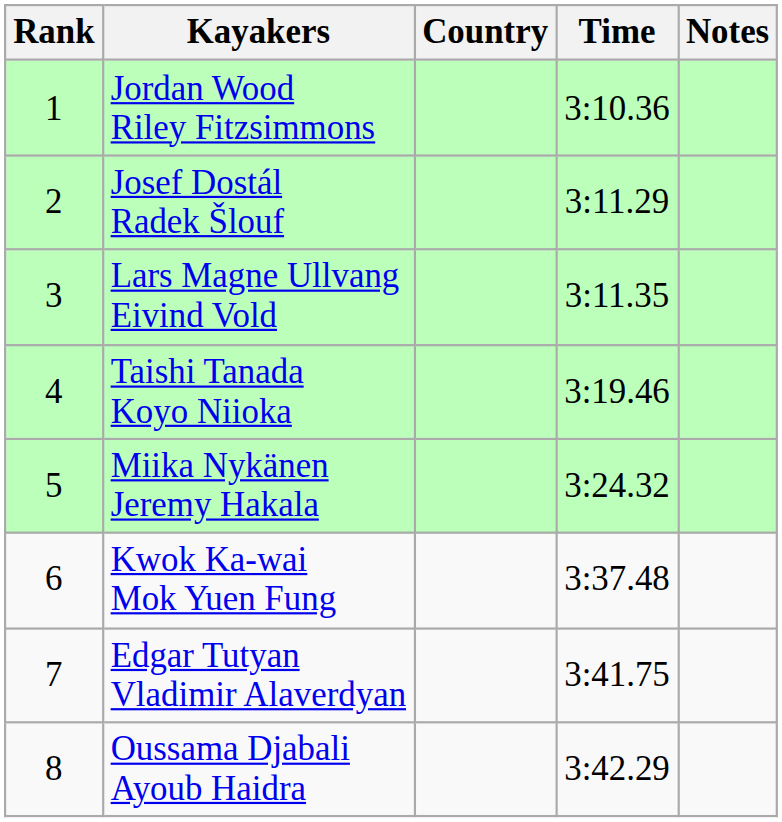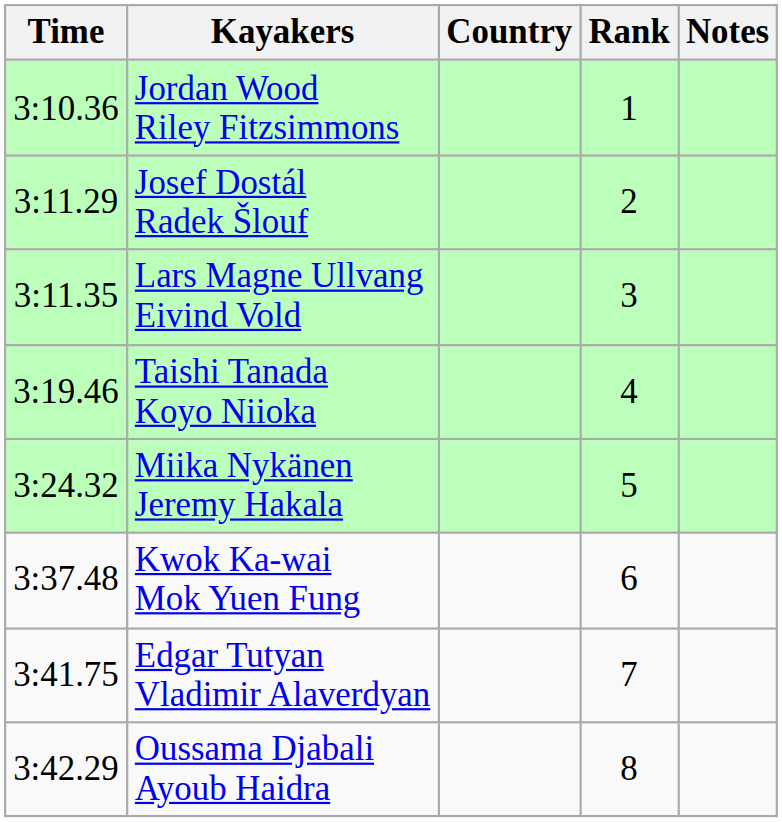columns swapped: (54, 32) <-> (617, 32)
